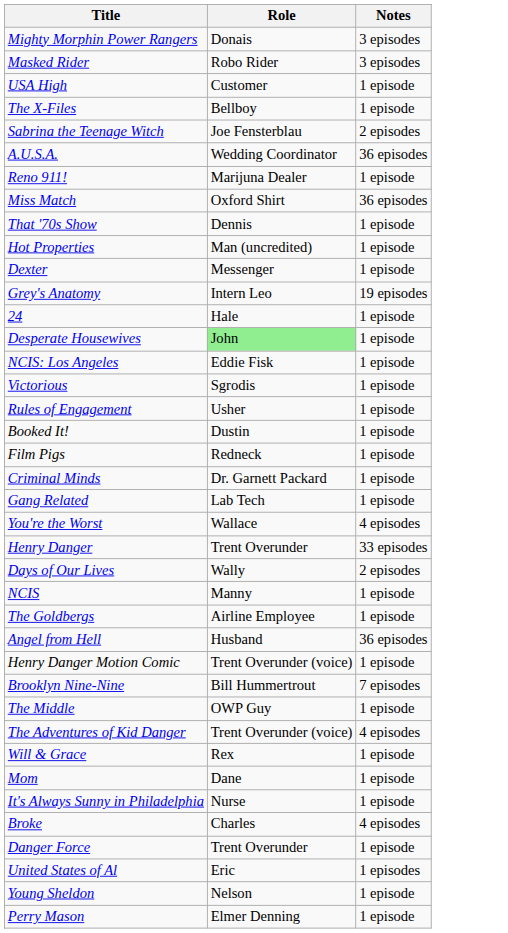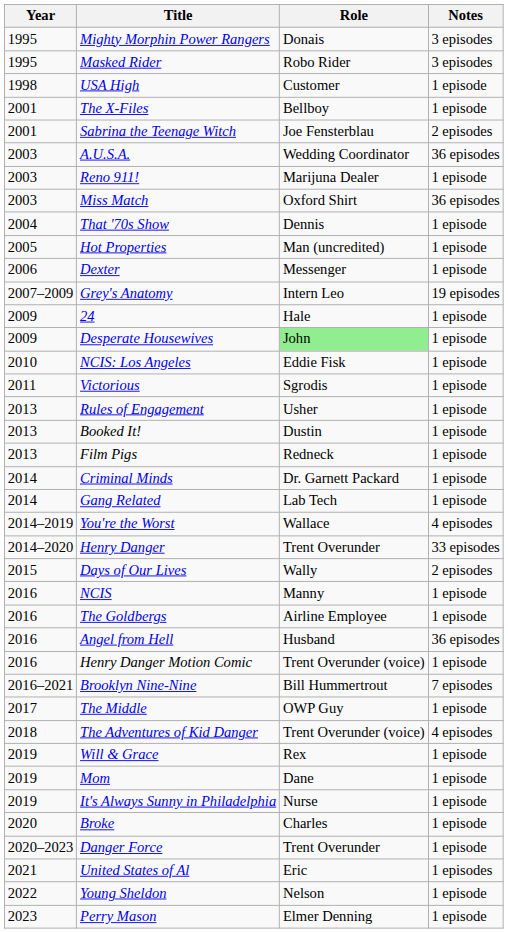+ column: (41, 16)
(390, 824) 4 episodes -> (459, 824) 1 episode
